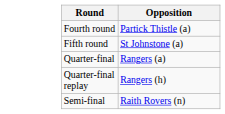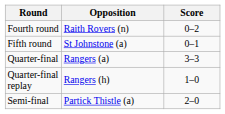+ column: (192, 12)
(155, 28) Partick Thistle (a) -> (96, 28) Raith Rovers (n)
(153, 101) Raith Rovers (n) -> (99, 101) Partick Thistle (a)
